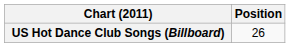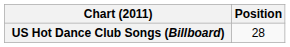(258, 33) 26 -> (258, 33) 28
